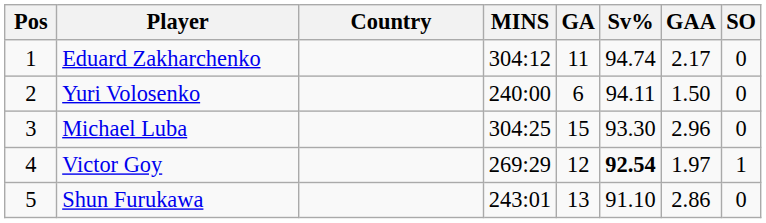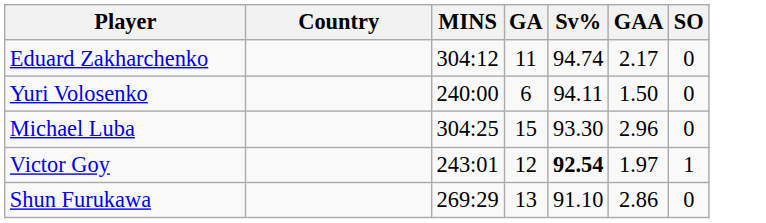- column: (31, 22)
(520, 164) 269:29 -> (468, 164) 243:01
(520, 199) 243:01 -> (468, 199) 269:29
